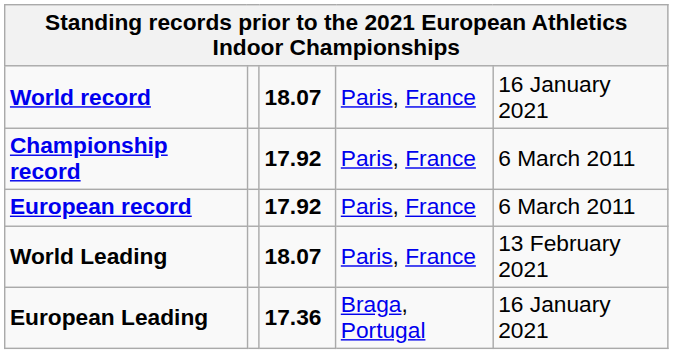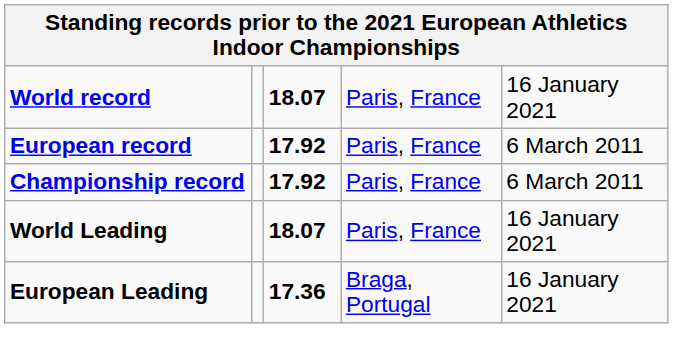rows swapped: (101, 207) <-> (89, 158)
(559, 256) 13 February 2021 -> (563, 230) 16 January 2021
